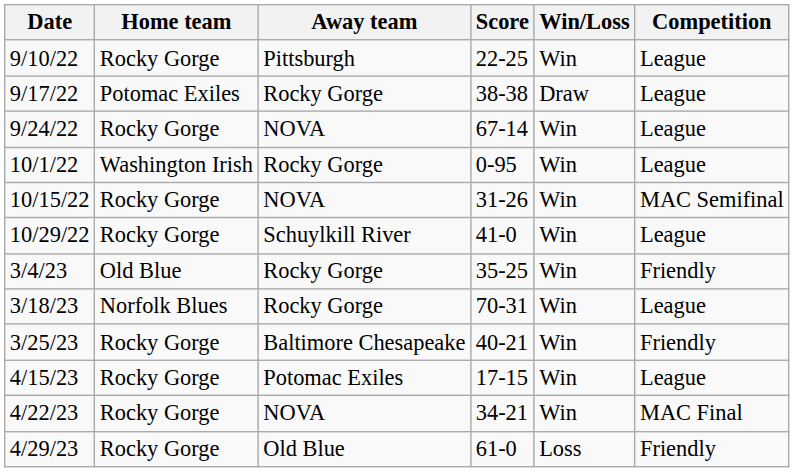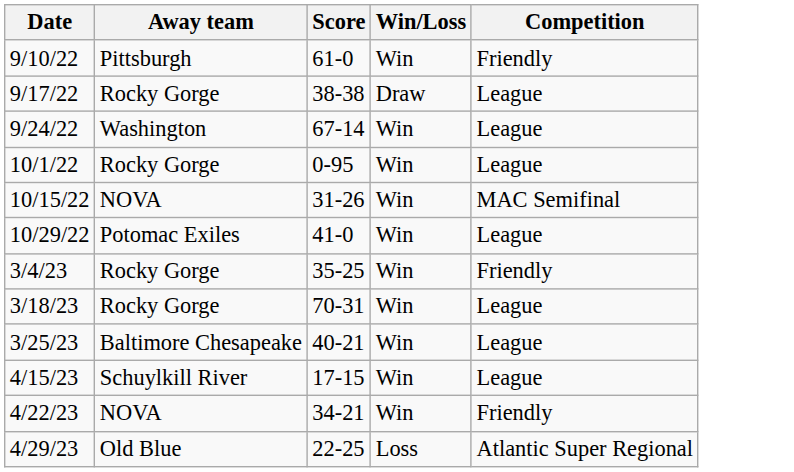- column: (176, 22)
(502, 57) 22-25 -> (333, 57) 61-0
(673, 57) League -> (514, 57) Friendly
(294, 128) NOVA -> (153, 128) Washington
(337, 235) Schuylkill River -> (170, 235) Potomac Exiles
(678, 341) Friendly -> (509, 341) League
(333, 377) Potomac Exiles -> (174, 377) Schuylkill River
(691, 413) MAC Final -> (514, 413) Friendly
(496, 448) 61-0 -> (338, 448) 22-25
(678, 448) Friendly -> (585, 448) Atlantic Super Regional
